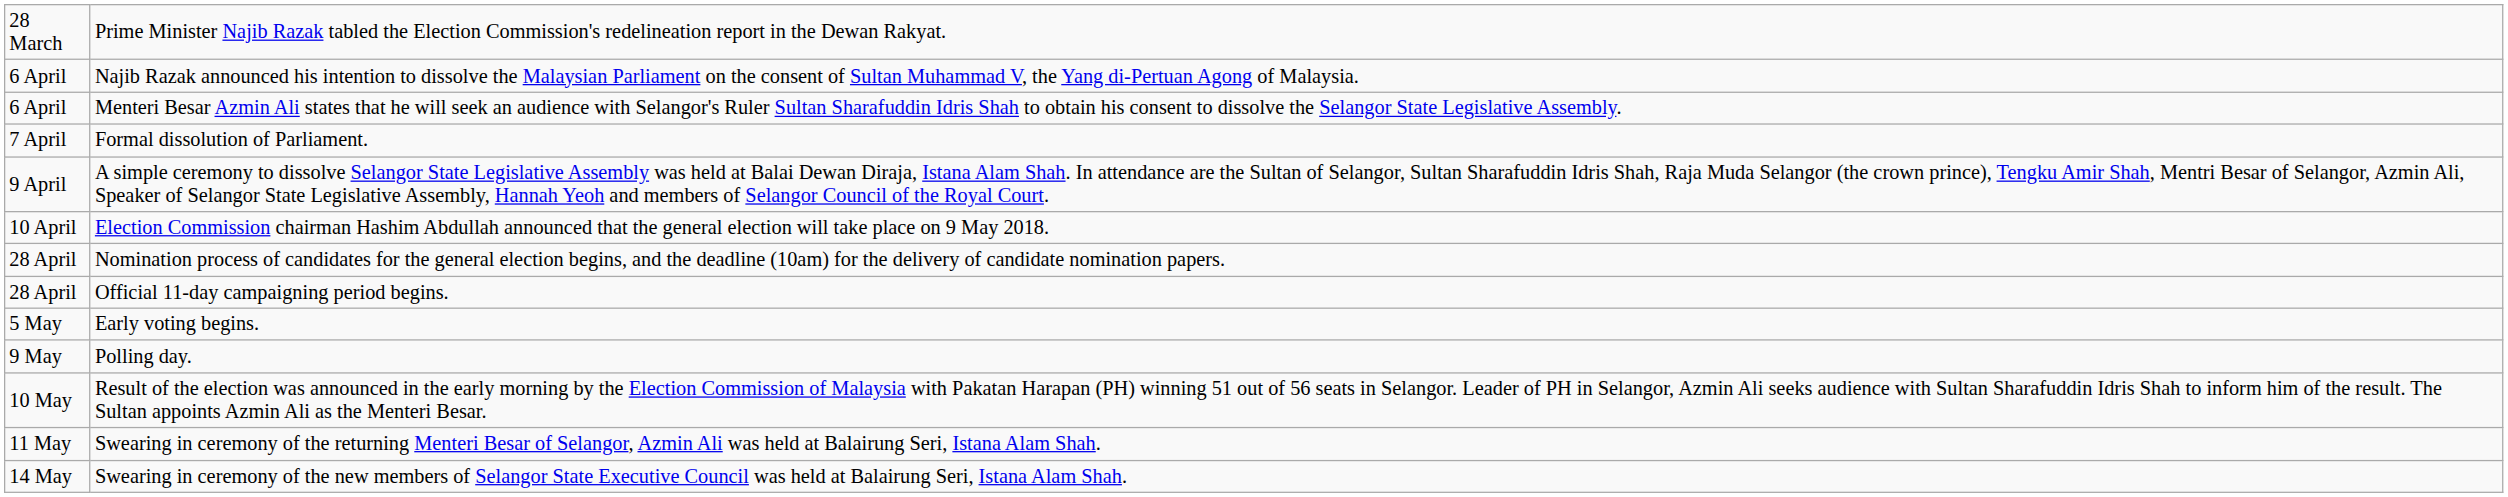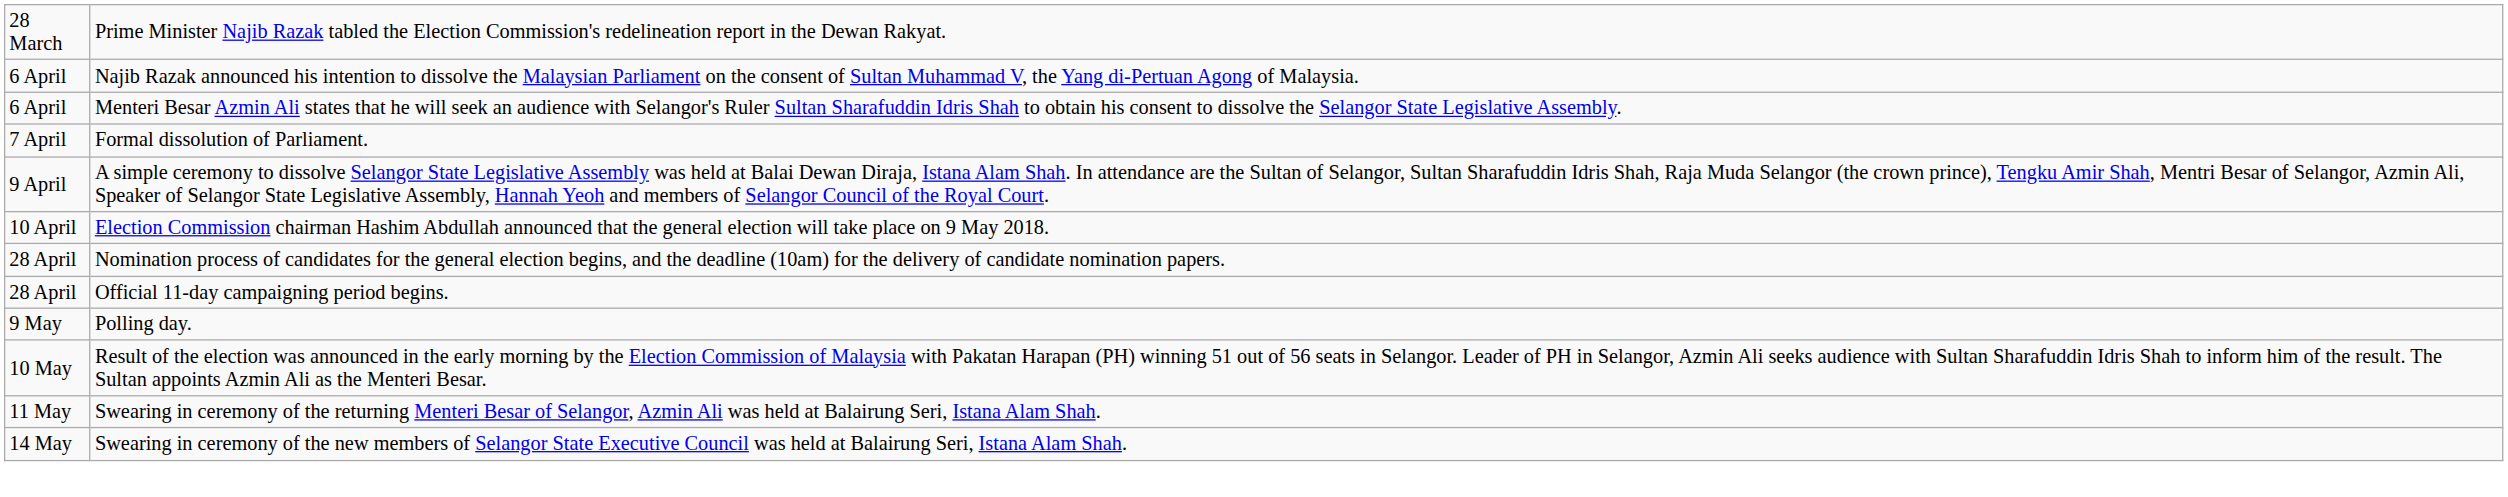- row: (177, 324)
